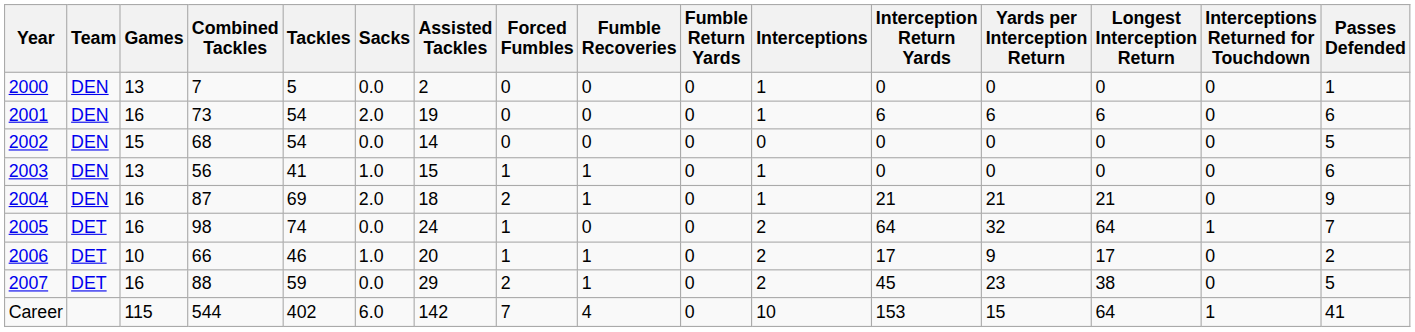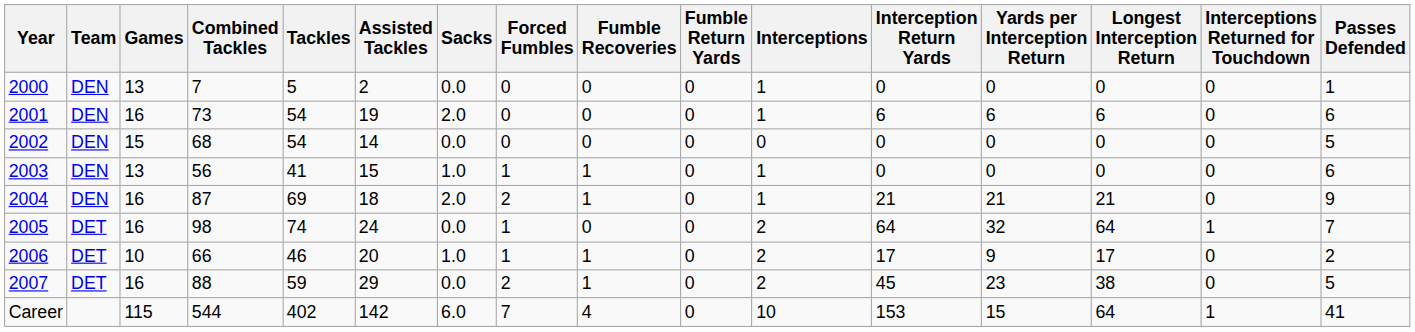columns swapped: (455, 38) <-> (385, 38)
